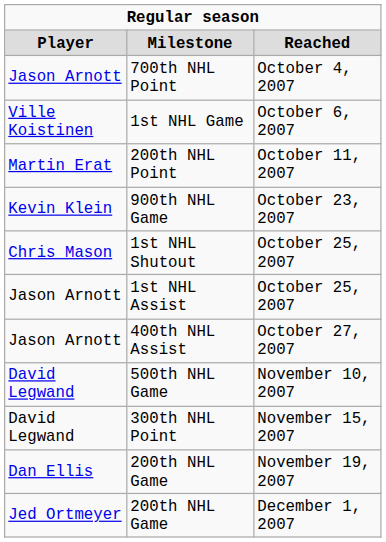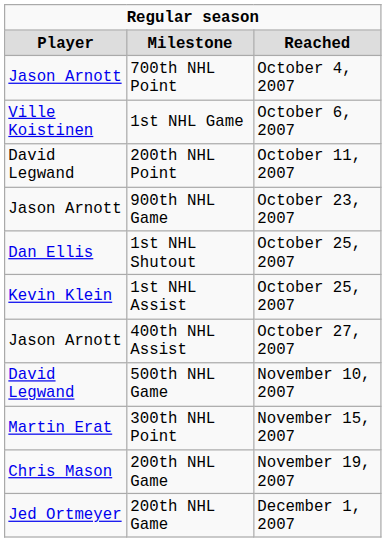(60, 165) Martin Erat -> (41, 165) David Legwand
(60, 209) Kevin Klein -> (65, 209) Jason Arnott
(60, 253) Chris Mason -> (51, 253) Dan Ellis
(65, 297) Jason Arnott -> (60, 297) Kevin Klein
(41, 428) David Legwand -> (60, 428) Martin Erat
(51, 472) Dan Ellis -> (60, 472) Chris Mason
